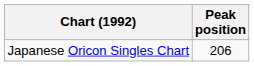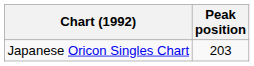(221, 50) 206 -> (221, 50) 203
